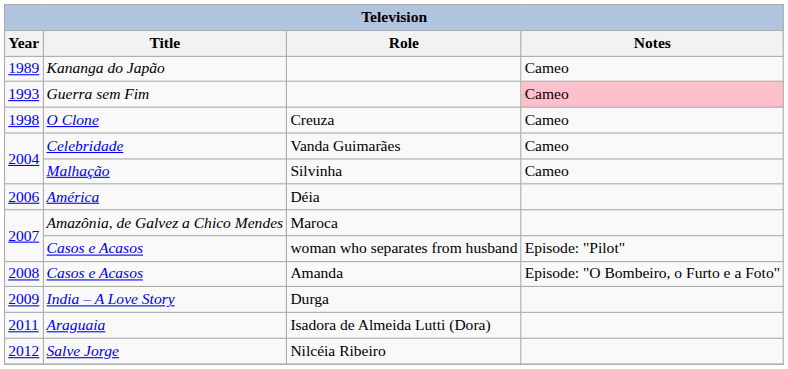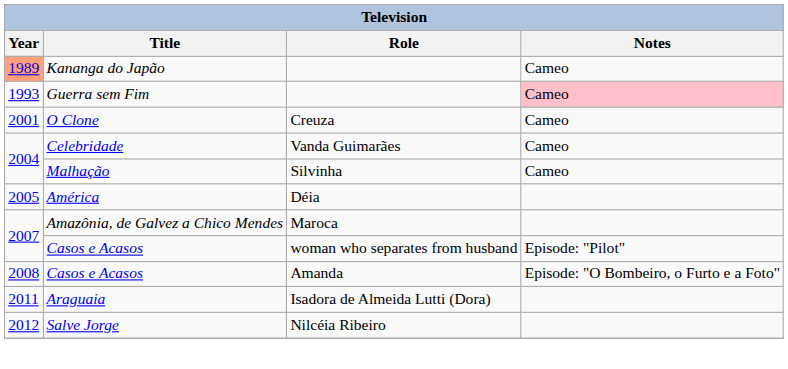(24, 69) no background -> (24, 69) lightsalmon background
(24, 120) 1998 -> (24, 120) 2001
(24, 197) 2006 -> (24, 197) 2005
- row: (111, 299)
